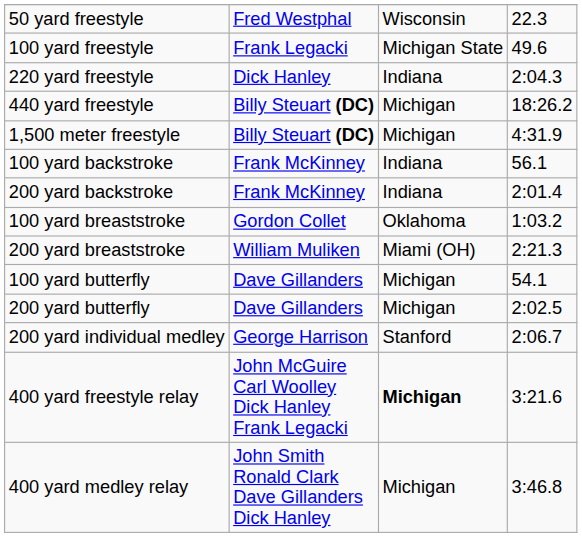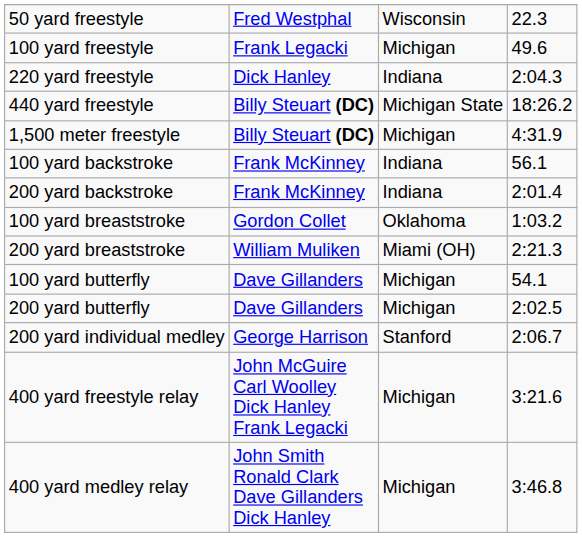(443, 47) Michigan State -> (419, 47) Michigan
(419, 105) Michigan -> (443, 105) Michigan State
(422, 396) bold -> (419, 396) normal
